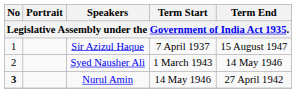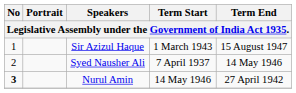(183, 46) 7 April 1937 -> (183, 46) 1 March 1943
(183, 63) 1 March 1943 -> (183, 63) 7 April 1937
